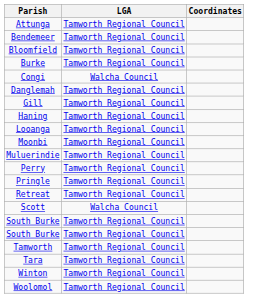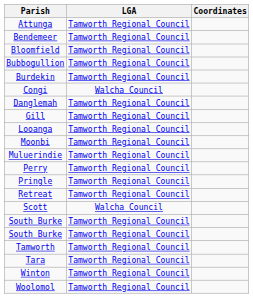+ row: (35, 63)
+ row: (35, 77)
- row: (33, 63)
- row: (33, 116)
